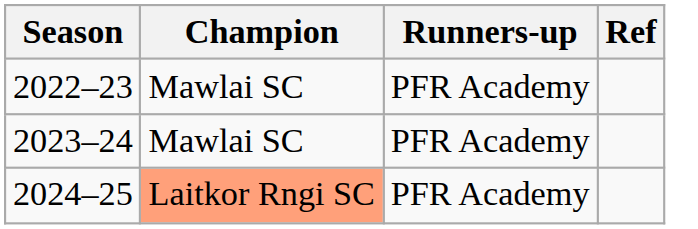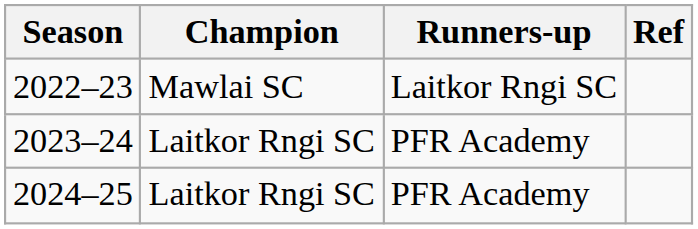(490, 85) PFR Academy -> (504, 85) Laitkor Rngi SC
(226, 140) Mawlai SC -> (262, 140) Laitkor Rngi SC
(262, 194) lightsalmon background -> (262, 194) no background
